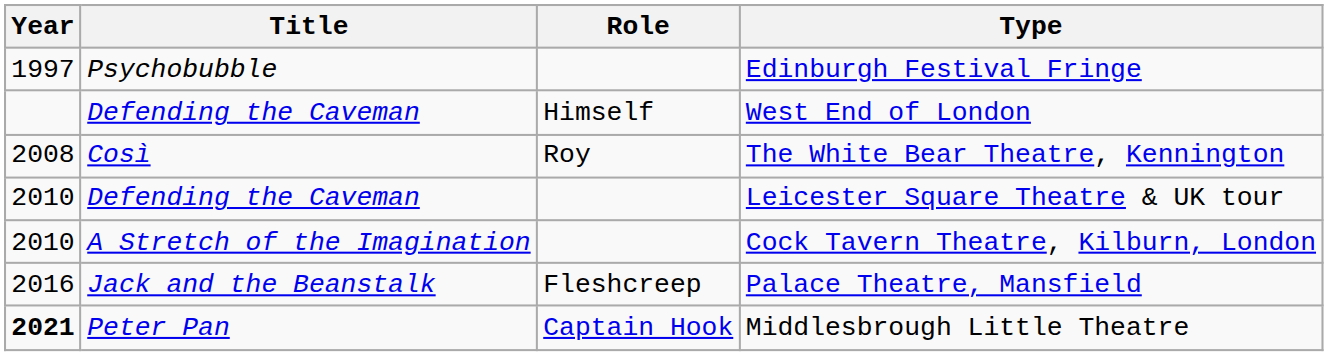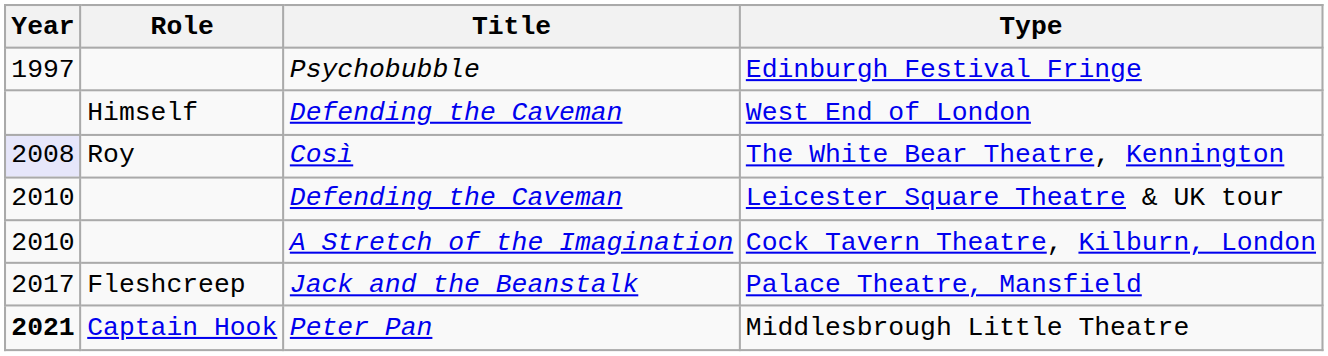columns swapped: (309, 27) <-> (638, 27)
(43, 156) no background -> (43, 156) lavender background
(43, 285) 2016 -> (43, 285) 2017
